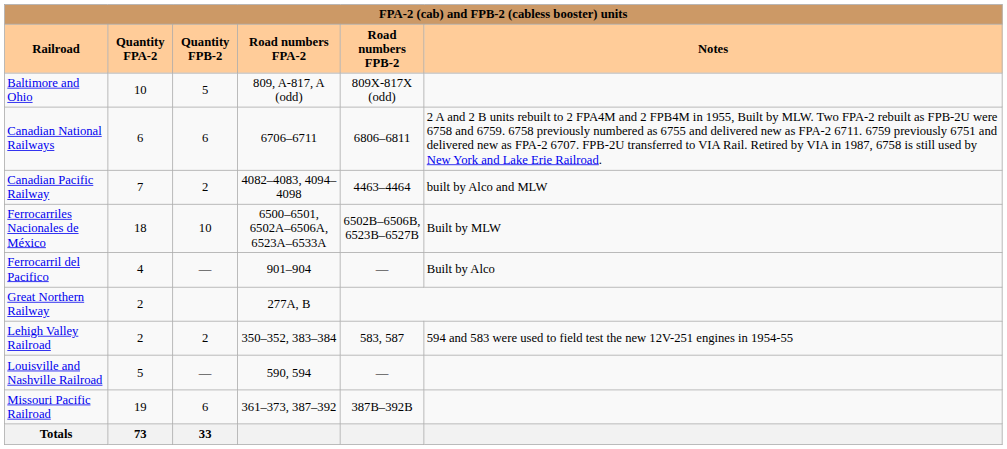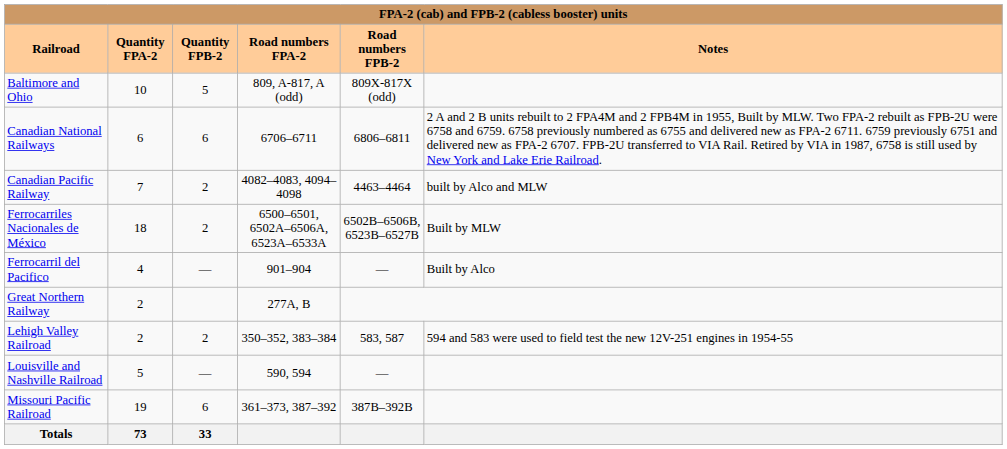(205, 228) 10 -> (205, 228) 2
